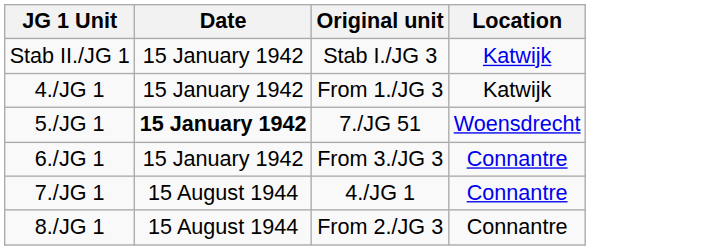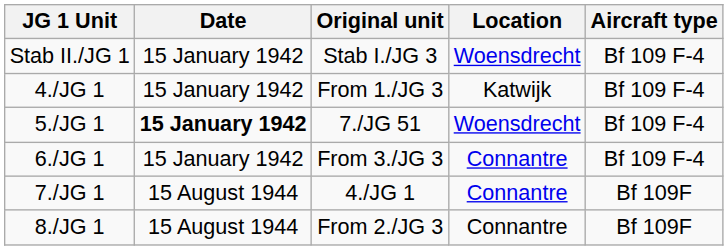+ column: (654, 21)
(517, 55) Katwijk -> (517, 55) Woensdrecht
